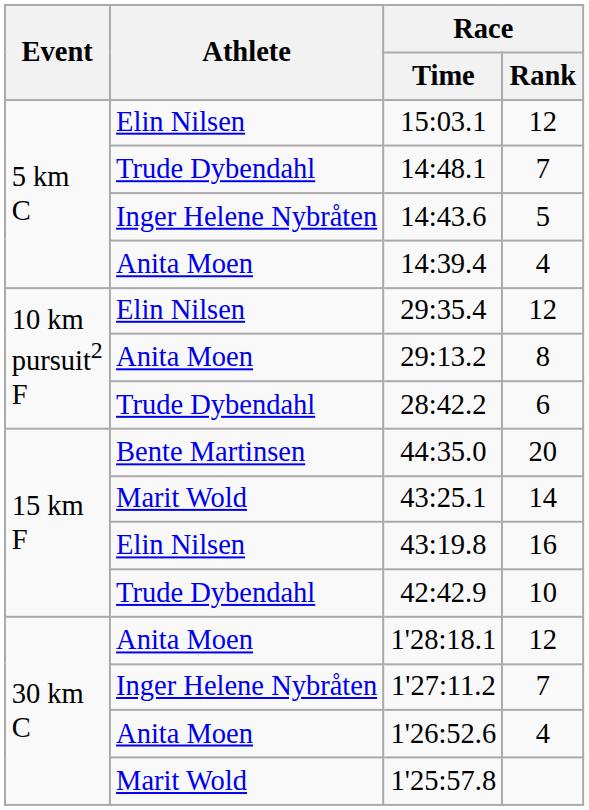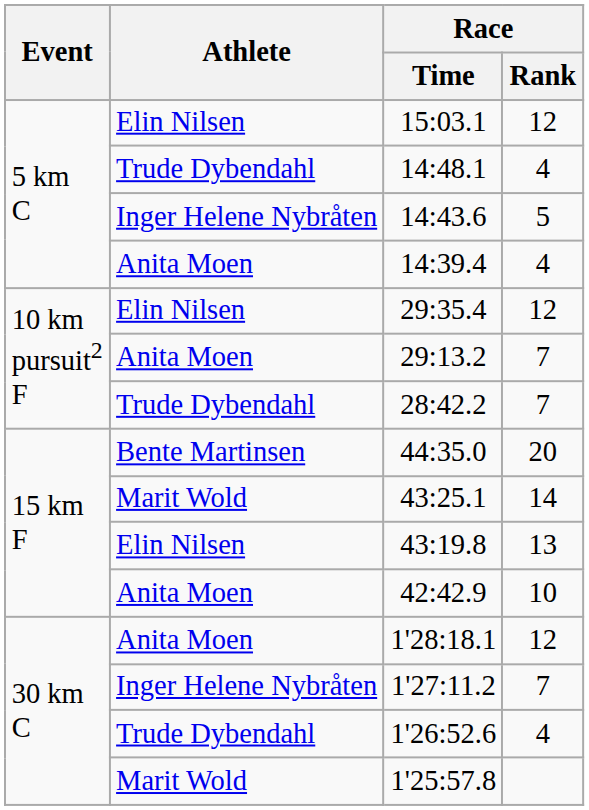(543, 169) 7 -> (543, 169) 4
(543, 357) 8 -> (543, 357) 7
(543, 404) 6 -> (543, 404) 7
(543, 545) 16 -> (543, 545) 13
(216, 592) Trude Dybendahl -> (185, 592) Anita Moen
(185, 733) Anita Moen -> (216, 733) Trude Dybendahl
